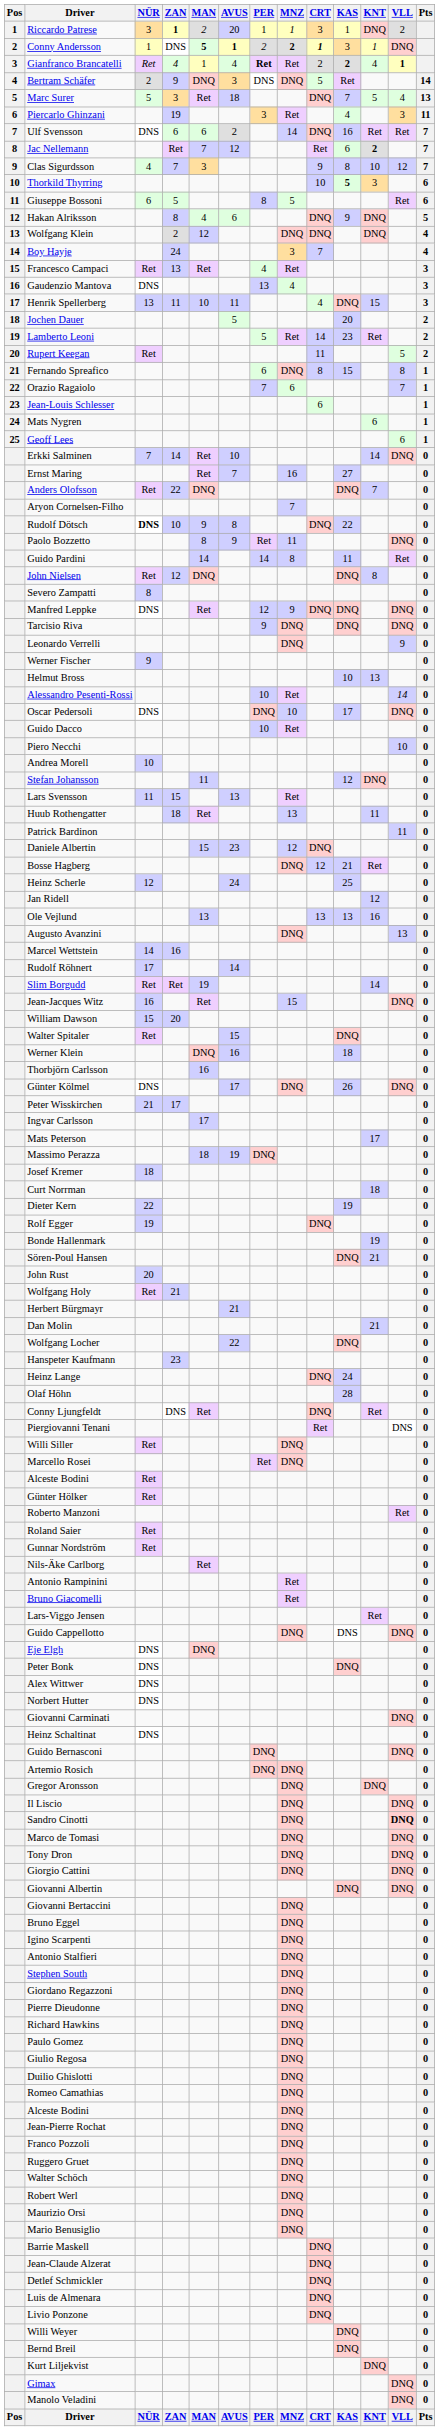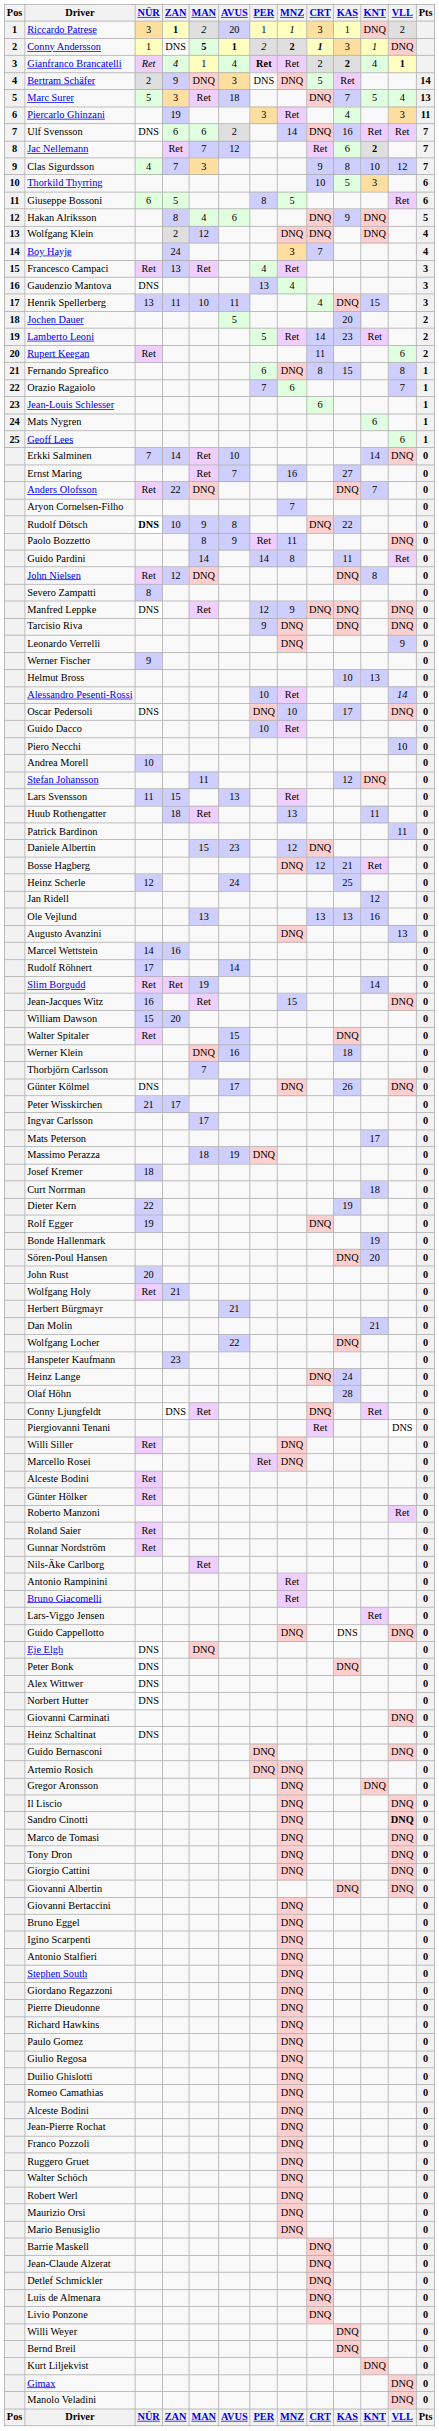(347, 183) bold -> (347, 183) normal
(402, 353) 5 -> (402, 353) 6
(204, 1069) 16 -> (204, 1069) 7
(375, 1257) 21 -> (375, 1257) 20
